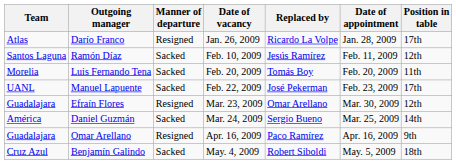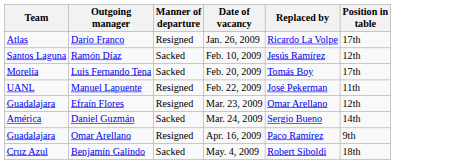- column: (371, 18)
(413, 71) 11th -> (352, 71) 17th
(170, 87) Sacked -> (175, 87) Resigned
(413, 87) 17th -> (351, 87) 11th
